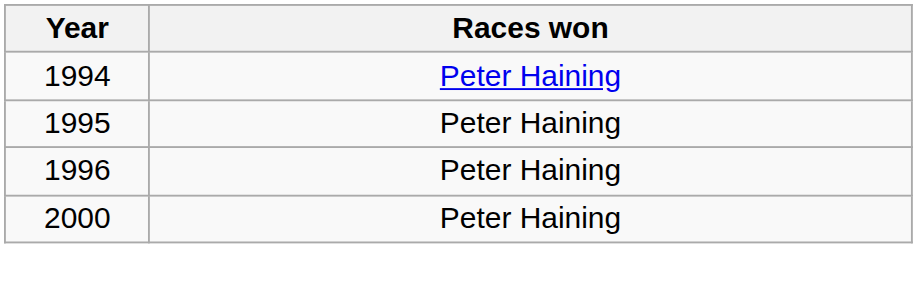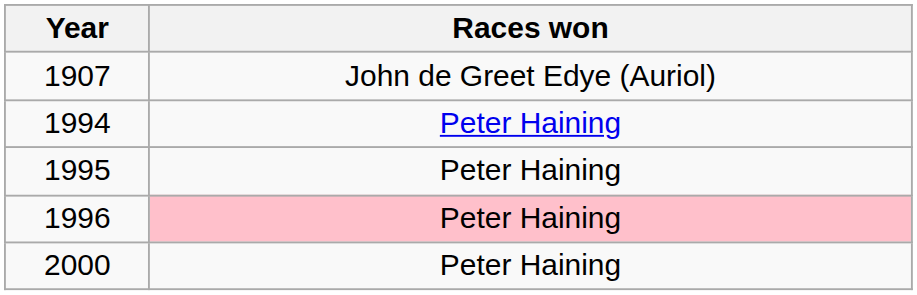+ row: (77, 75)
(531, 170) no background -> (531, 218) pink background
